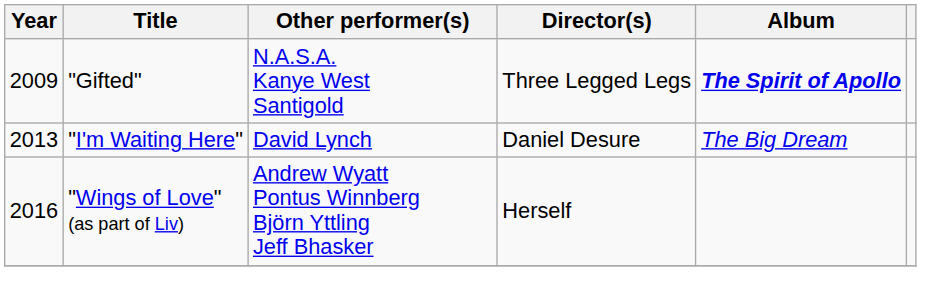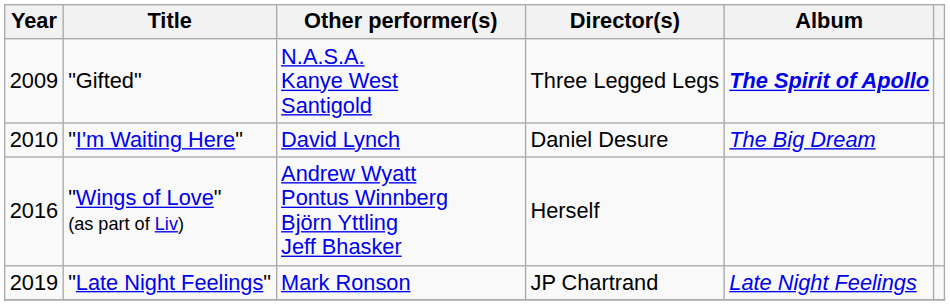(34, 139) 2013 -> (34, 139) 2010
+ row: (170, 282)
